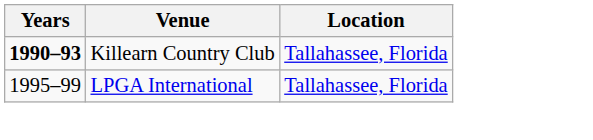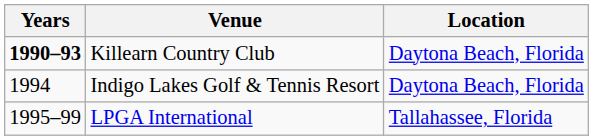(366, 53) Tallahassee, Florida -> (486, 53) Daytona Beach, Florida
+ row: (235, 85)
